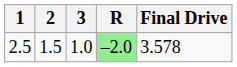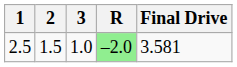(160, 47) 3.578 -> (160, 47) 3.581
